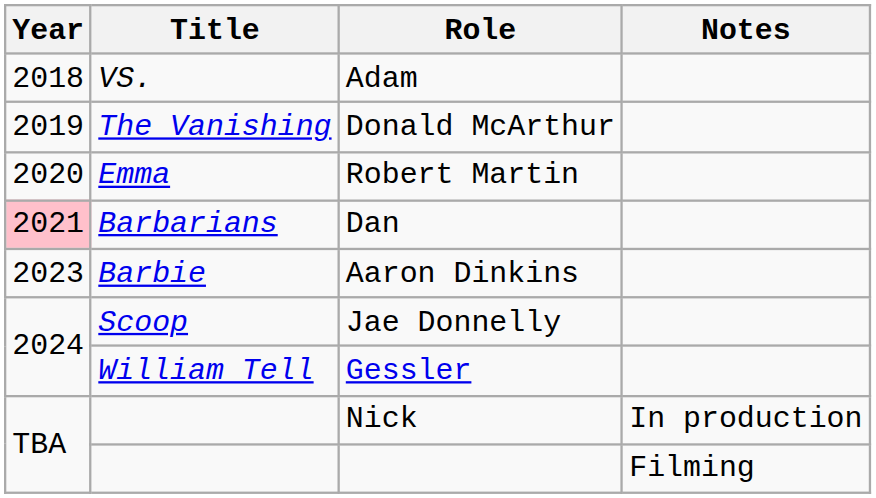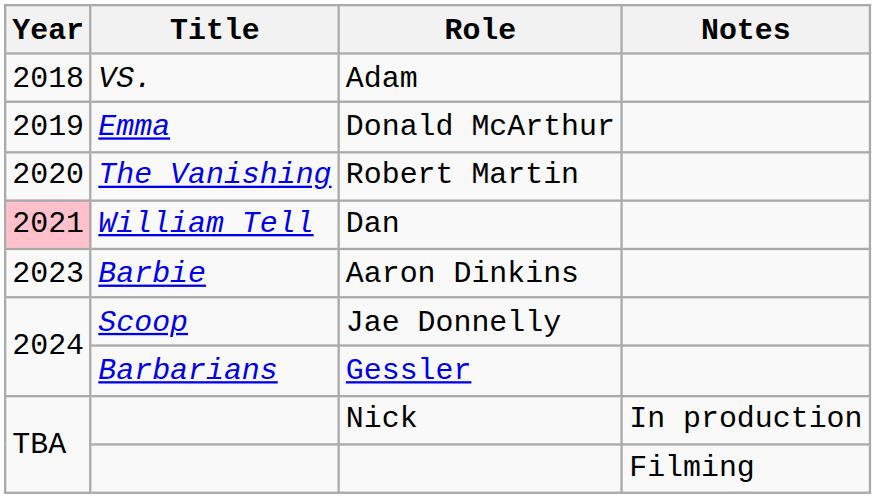(215, 127) The Vanishing -> (134, 127) Emma
(134, 176) Emma -> (215, 176) The Vanishing
(188, 224) Barbarians -> (206, 224) William Tell
(206, 371) William Tell -> (188, 371) Barbarians
